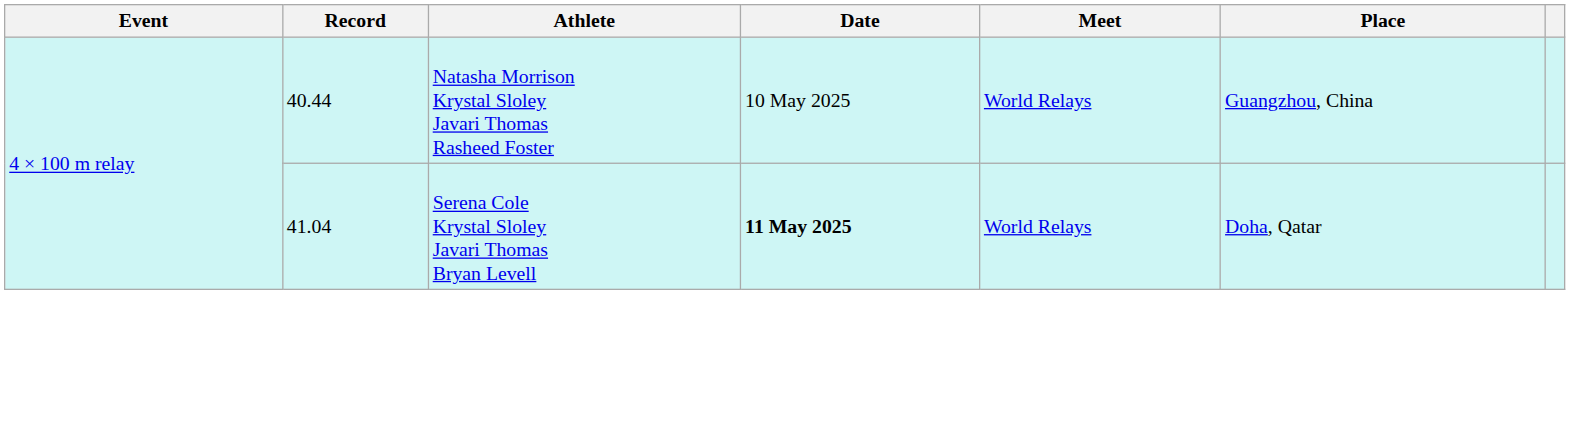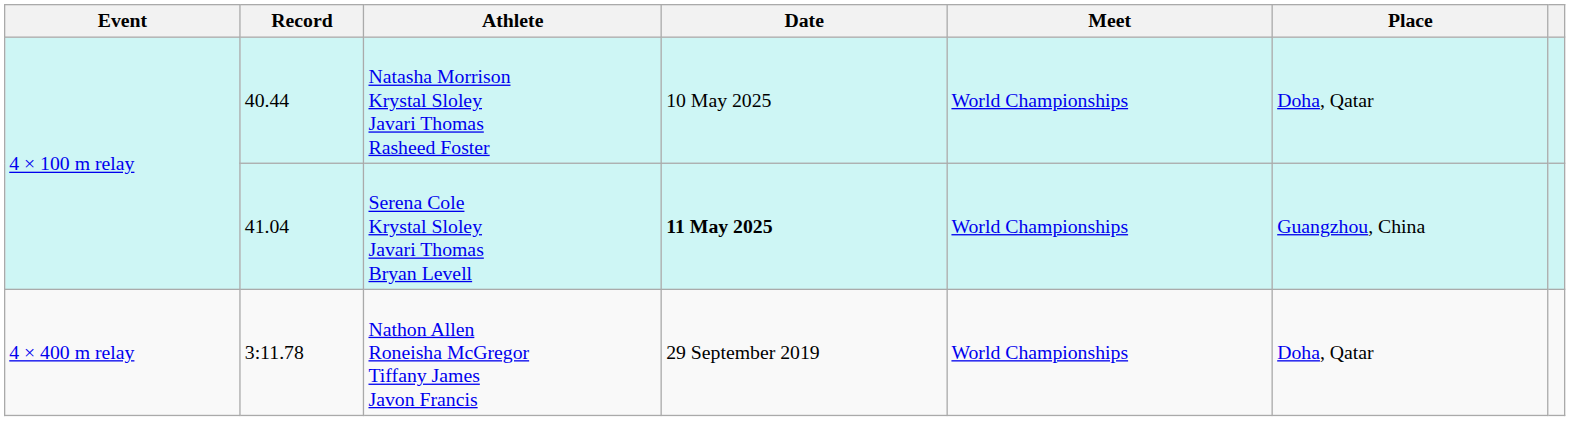(1038, 100) World Relays -> (1040, 100) World Championships
(1299, 100) Guangzhou, China -> (1325, 100) Doha, Qatar
(1038, 226) World Relays -> (1040, 226) World Championships
(1273, 226) Doha, Qatar -> (1351, 226) Guangzhou, China
+ row: (449, 364)
